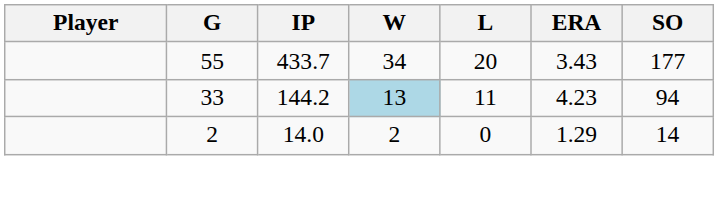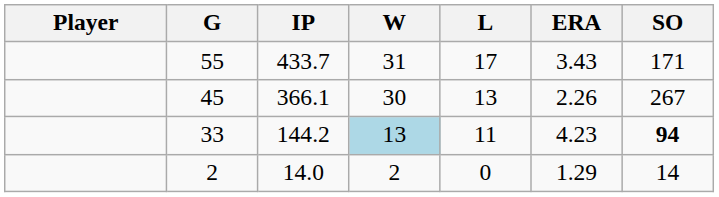(394, 60) 34 -> (394, 60) 31
(485, 60) 20 -> (485, 60) 17
(668, 60) 177 -> (668, 60) 171
+ row: (212, 97)
(668, 97) normal -> (668, 135) bold
